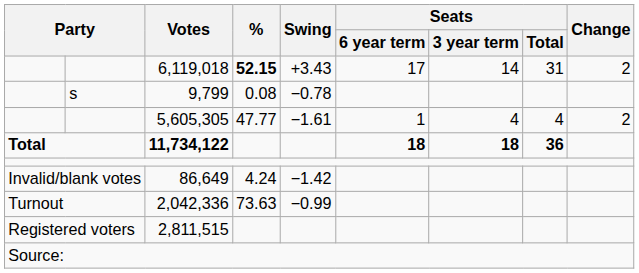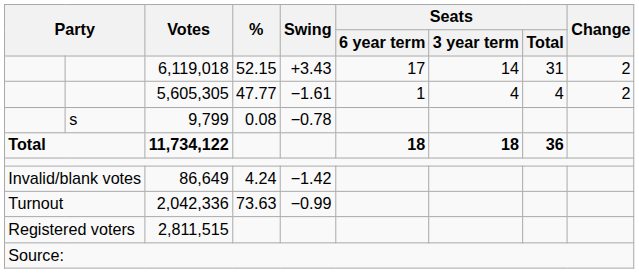(256, 68) bold -> (256, 68) normal
rows swapped: (193, 119) <-> (208, 94)
